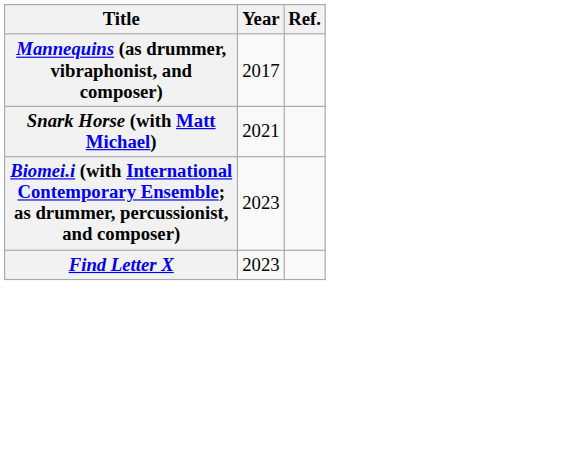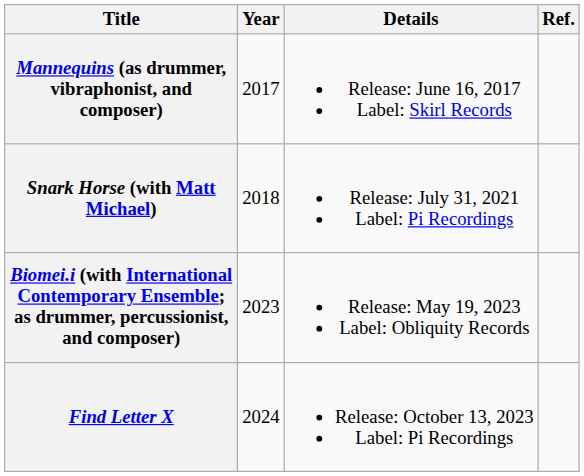+ column: (411, 19)
(261, 131) 2021 -> (261, 198) 2018
(261, 264) 2023 -> (261, 416) 2024
